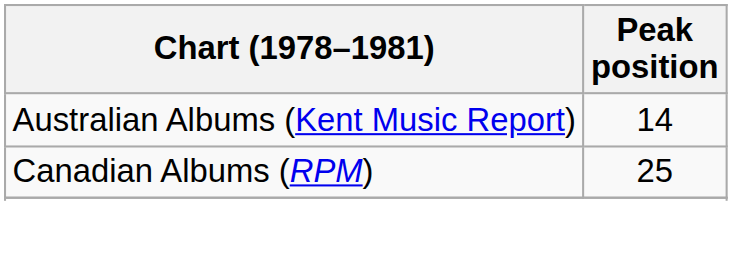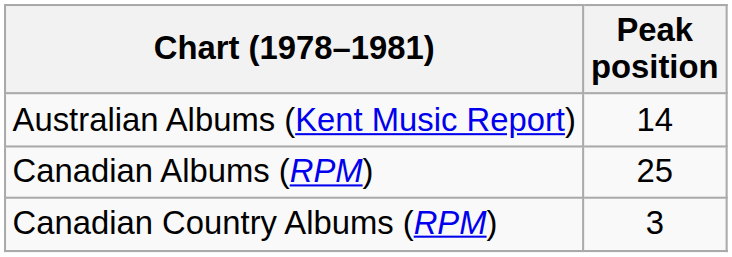+ row: (255, 223)
